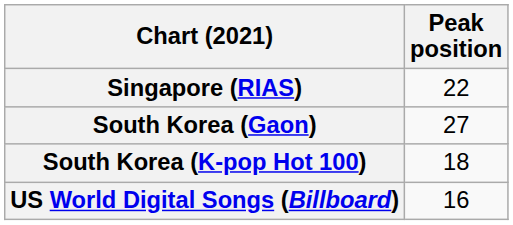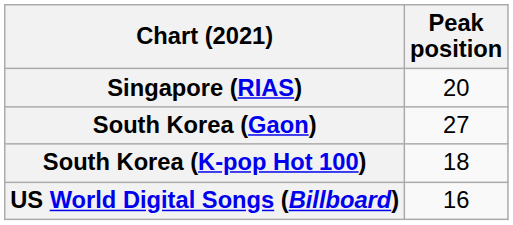(456, 87) 22 -> (456, 87) 20
